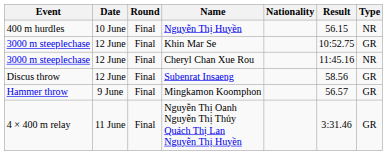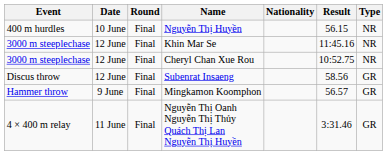(337, 44) 10:52.75 -> (337, 44) 11:45.16
(370, 44) GR -> (370, 44) NR
(337, 60) 11:45.16 -> (337, 60) 10:52.75
